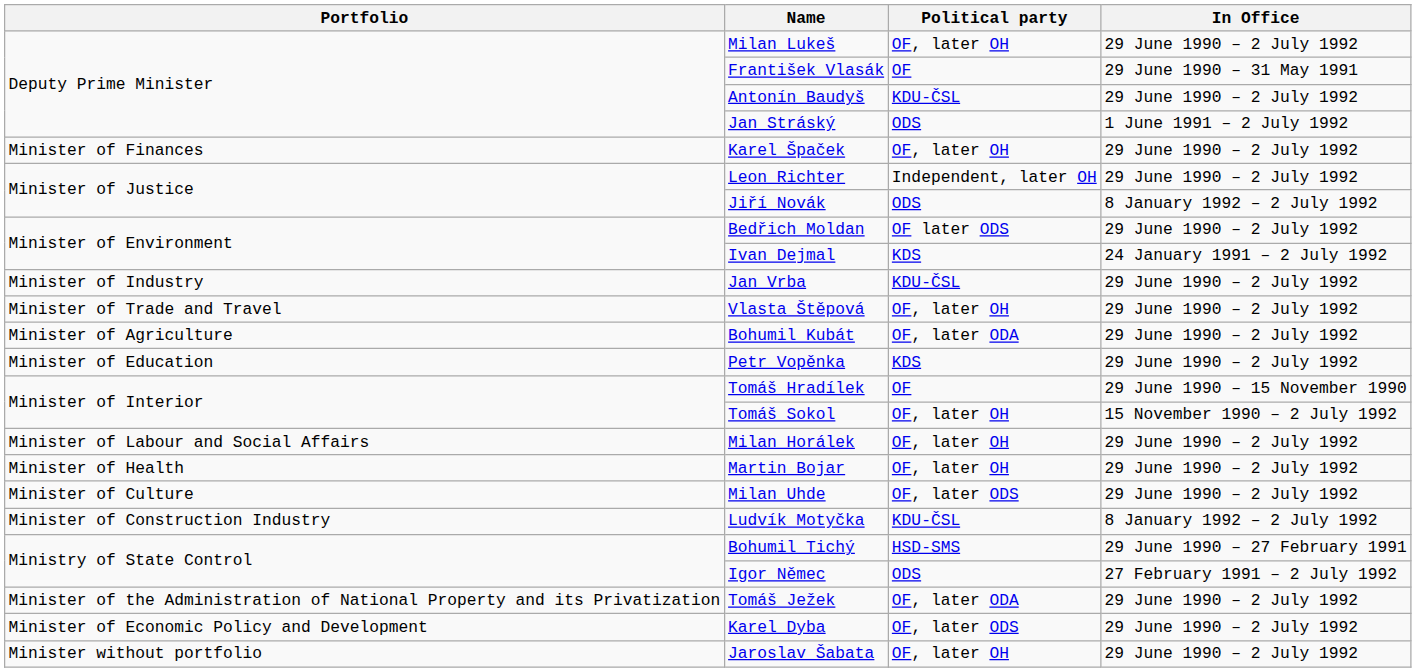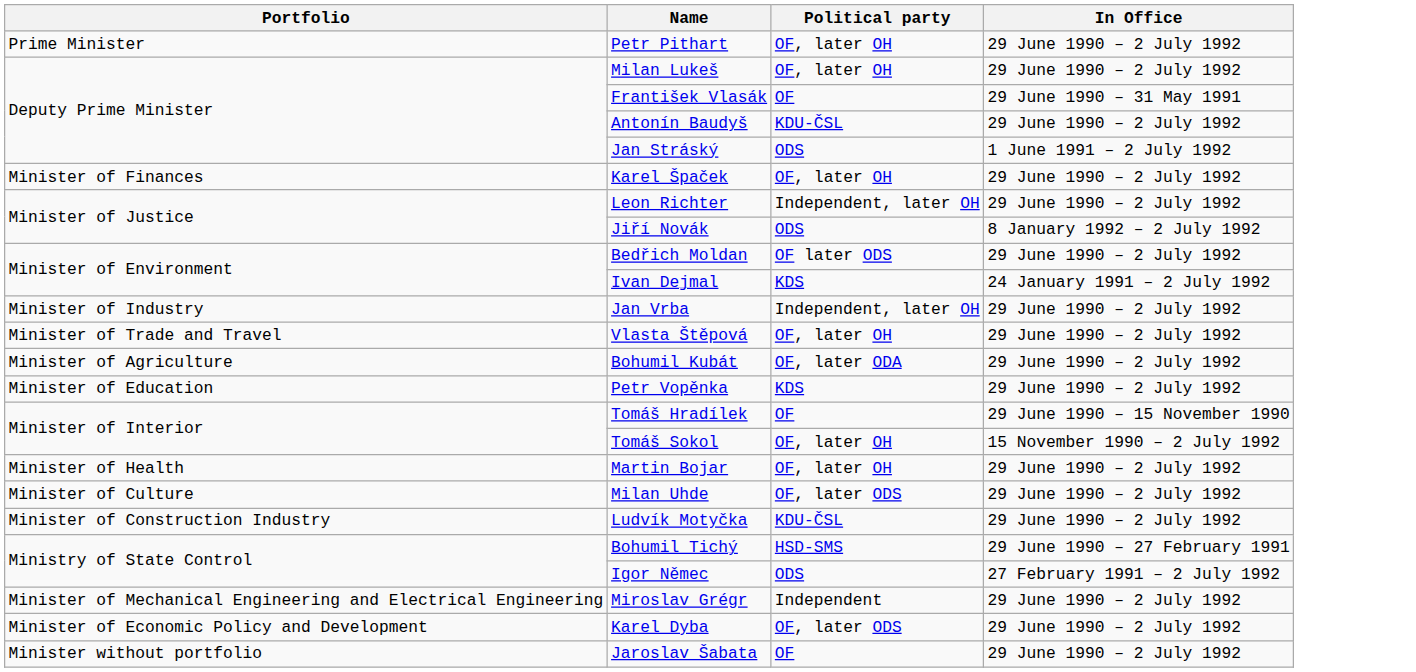+ row: (670, 44)
(926, 283) KDU-ČSL -> (877, 309) Independent, later OH
- row: (791, 442)
(1241, 521) 8 January 1992 – 2 July 1992 -> (1114, 521) 29 June 1990 – 2 July 1992
- row: (782, 601)
+ row: (679, 601)
(950, 653) OF, later OH -> (785, 653) OF
